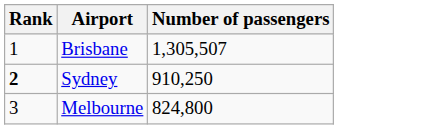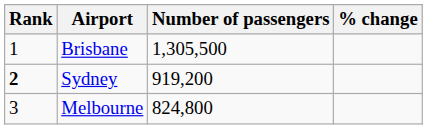+ column: (378, 19)
(189, 49) 1,305,507 -> (189, 49) 1,305,500
(182, 78) 910,250 -> (182, 78) 919,200
